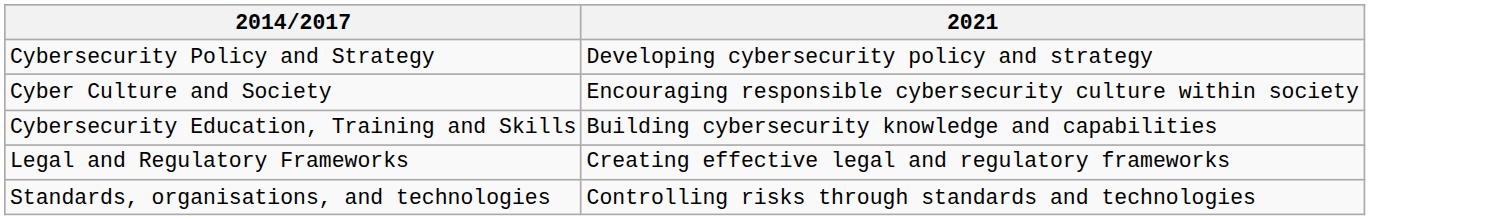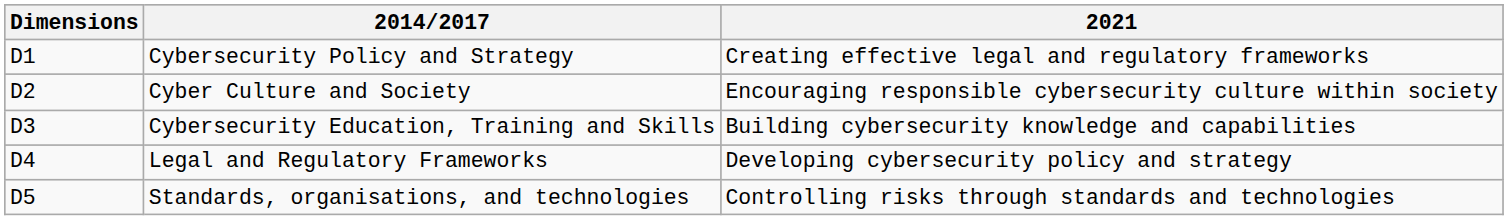+ column: (74, 22)
(870, 57) Developing cybersecurity policy and strategy -> (1047, 57) Creating effective legal and regulatory frameworks
(908, 162) Creating effective legal and regulatory frameworks -> (1009, 162) Developing cybersecurity policy and strategy
